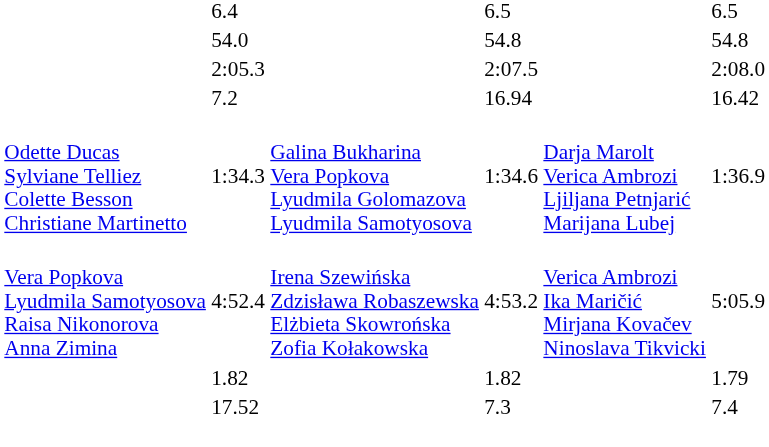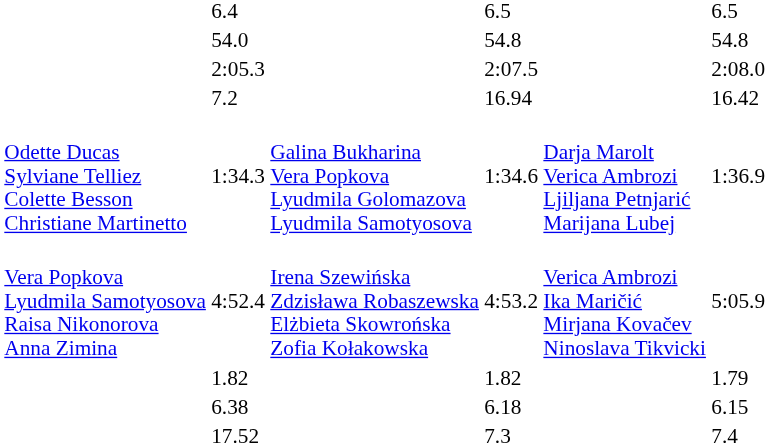+ row: (230, 407)
